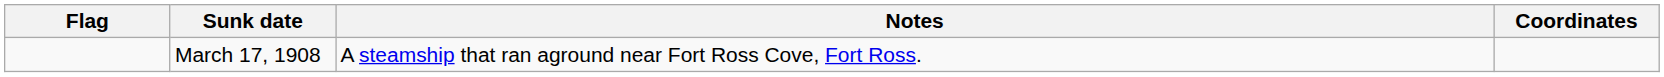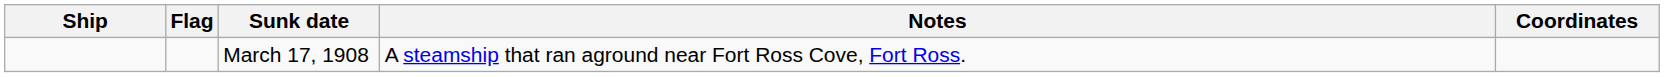+ column: (85, 21)
